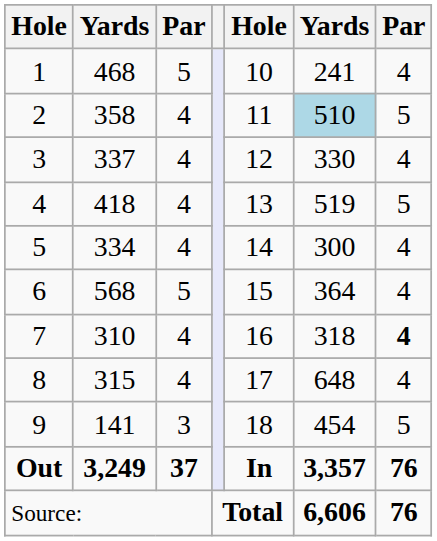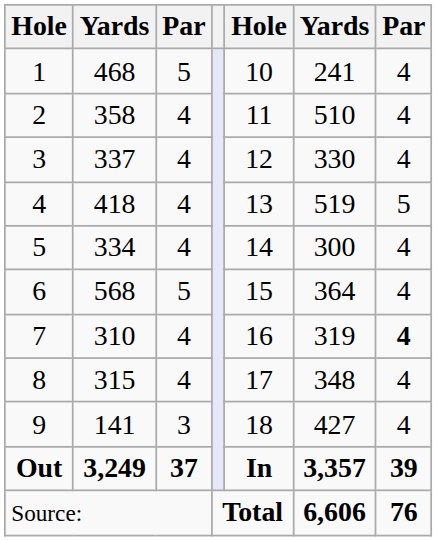(335, 114) lightblue background -> (335, 114) no background
(404, 114) 5 -> (404, 114) 4
(335, 335) 318 -> (335, 335) 319
(335, 379) 648 -> (335, 379) 348
(335, 423) 454 -> (335, 423) 427
(404, 423) 5 -> (404, 423) 4
(404, 468) 76 -> (404, 468) 39
